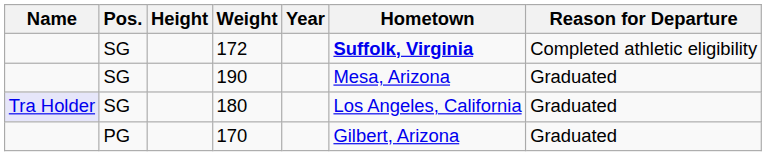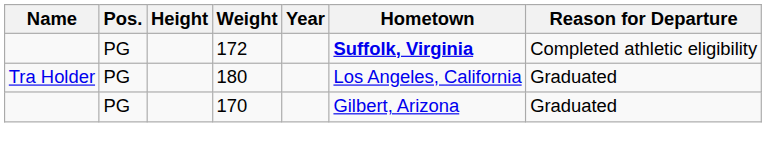(117, 48) SG -> (117, 48) PG
- row: (232, 77)
(52, 106) lavender background -> (52, 77) no background
(117, 106) SG -> (117, 77) PG
